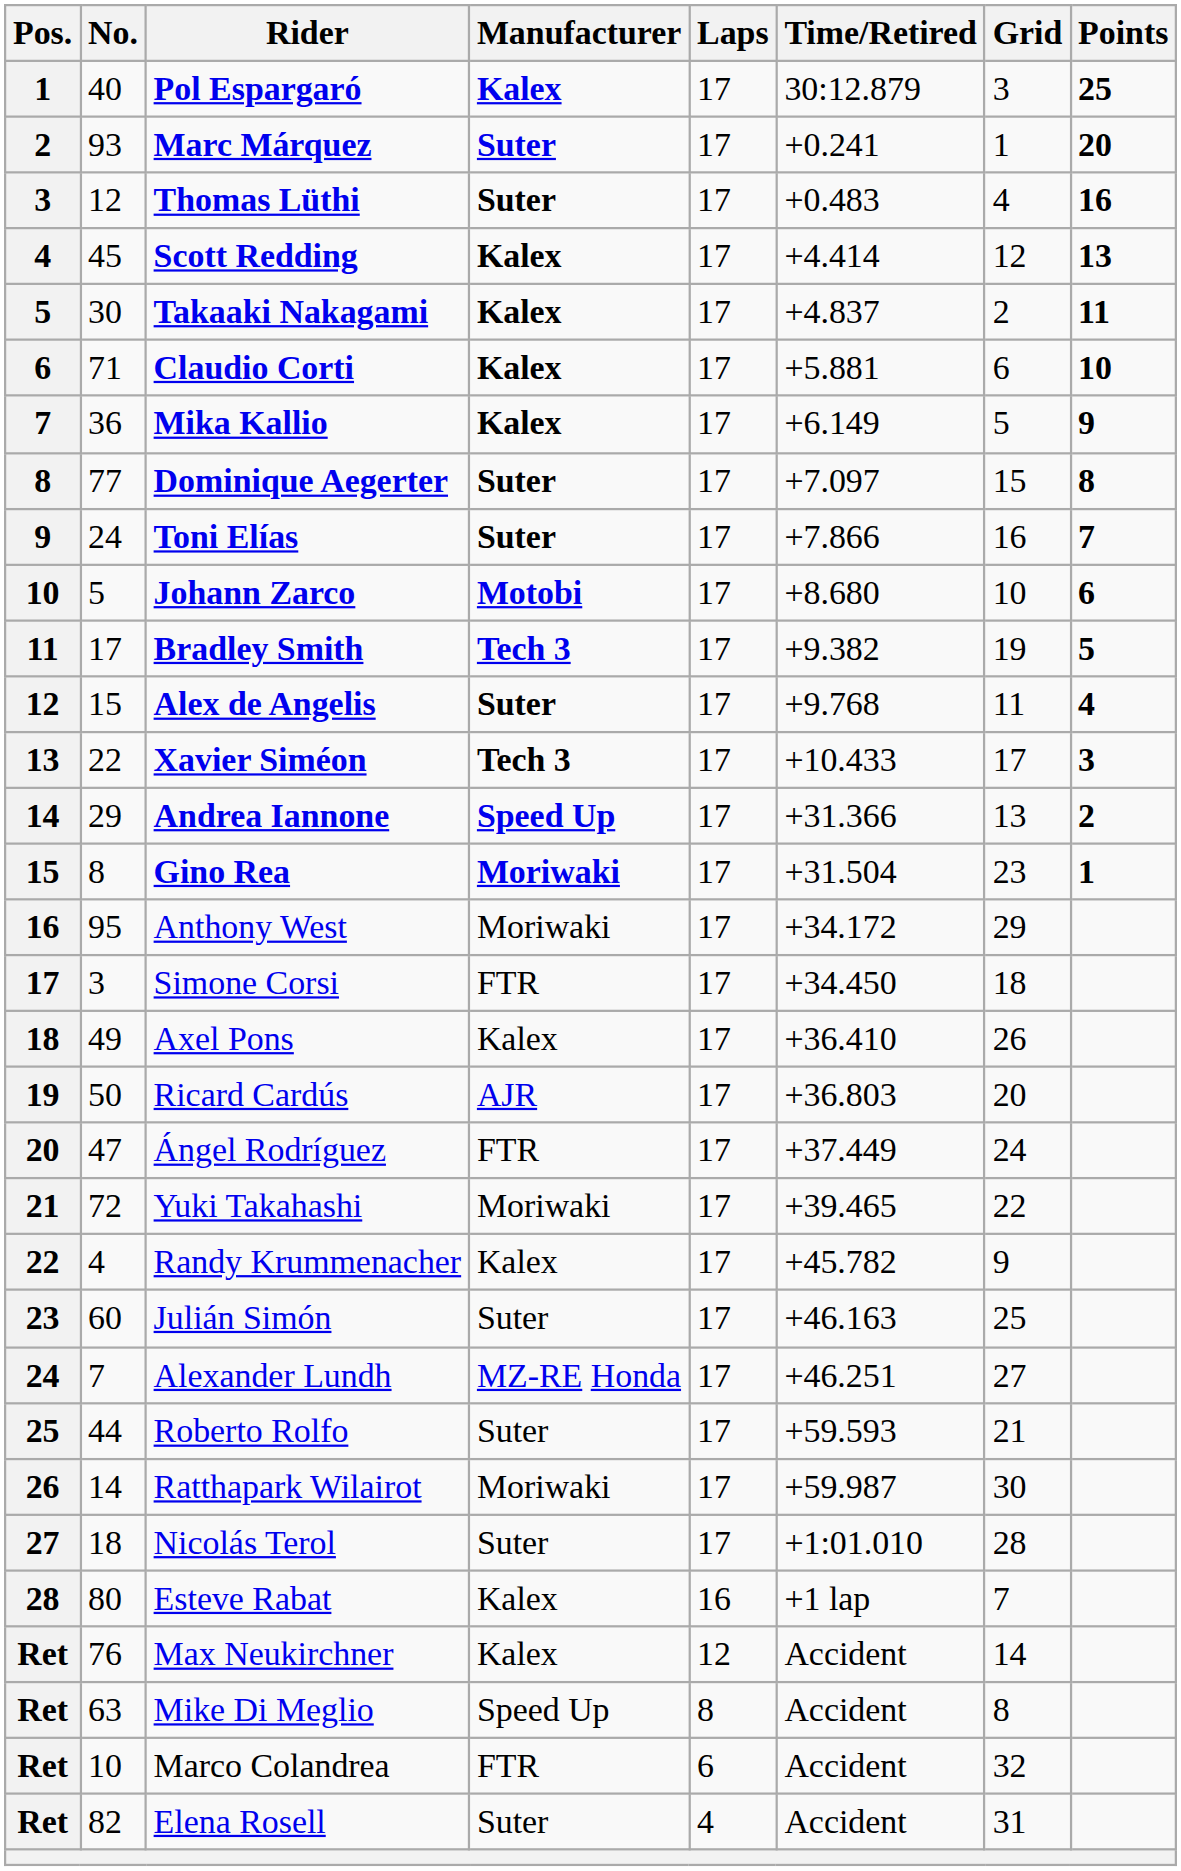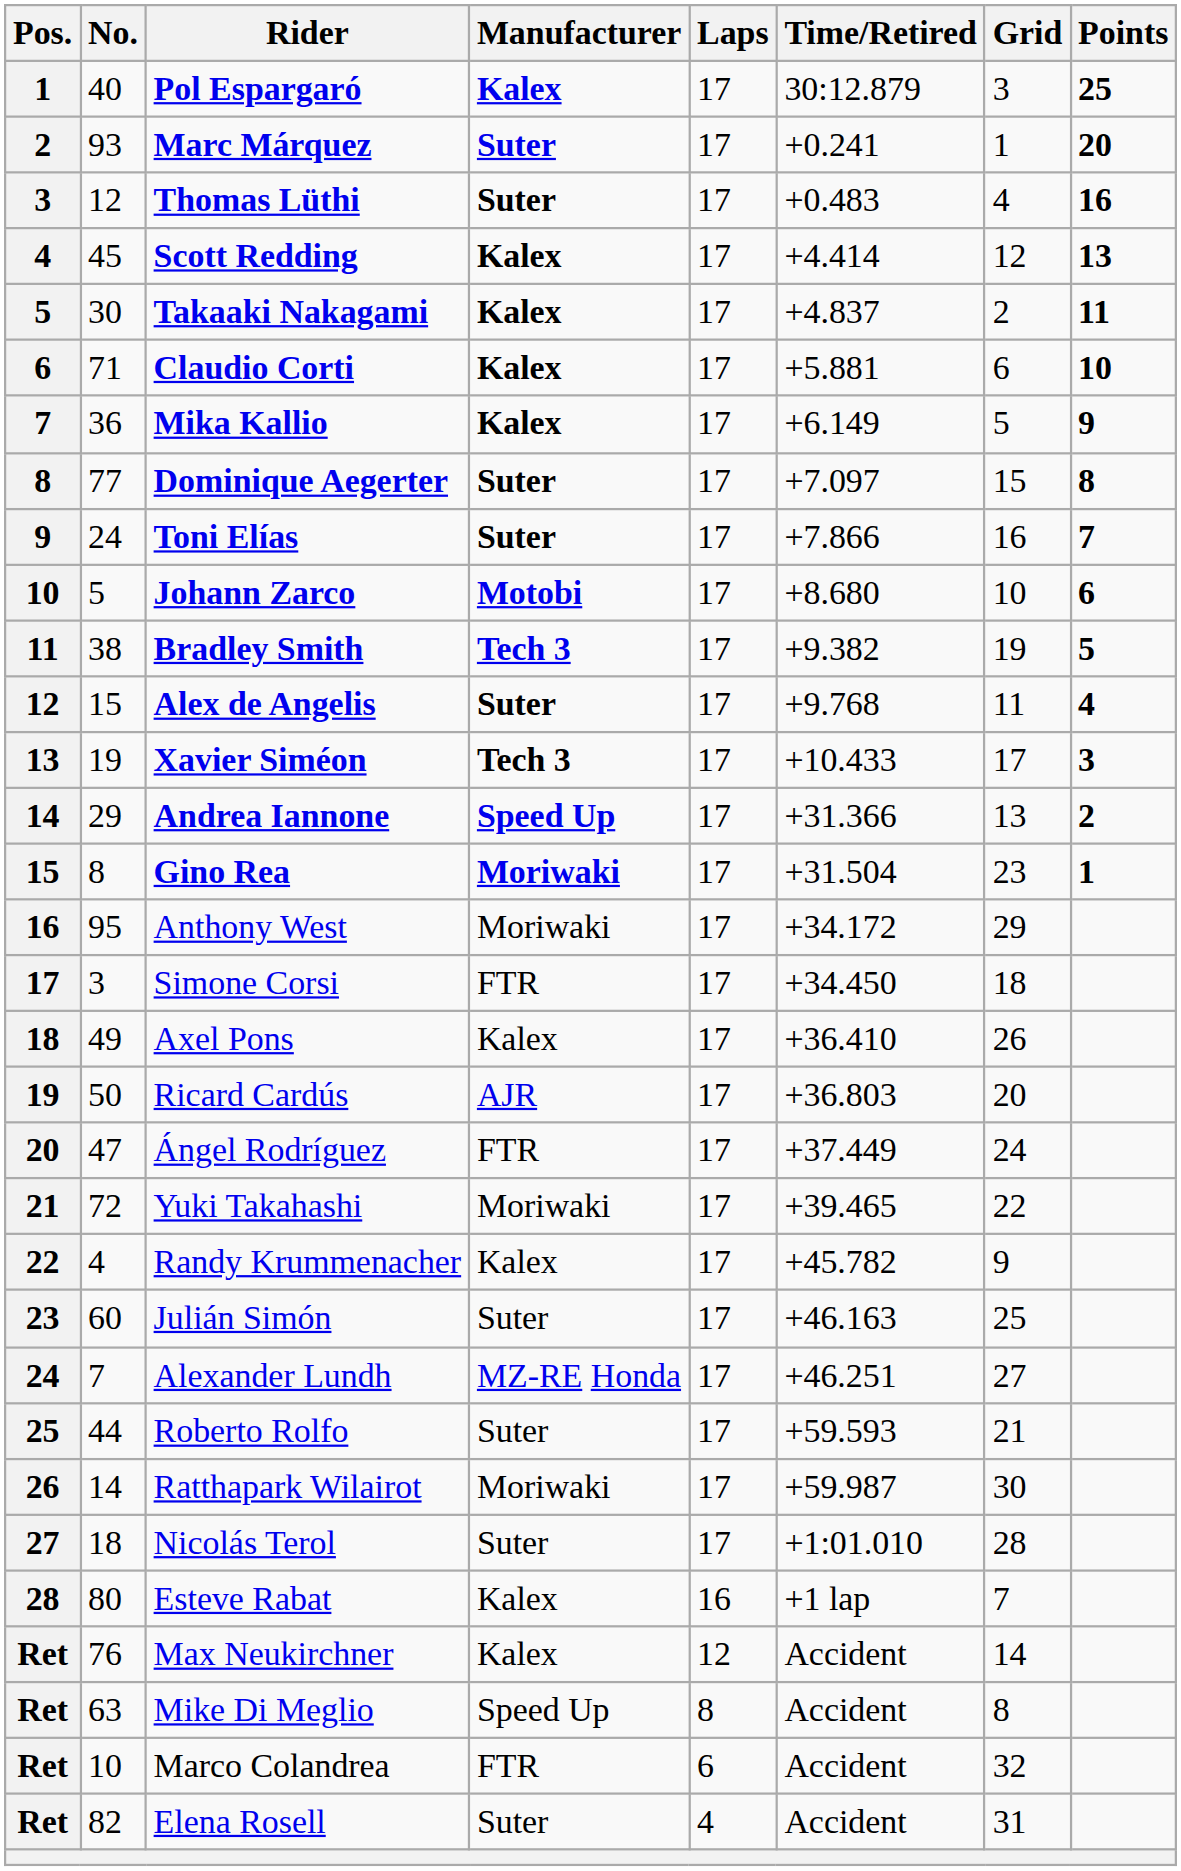(105, 647) 17 -> (105, 647) 38
(105, 759) 22 -> (105, 759) 19
